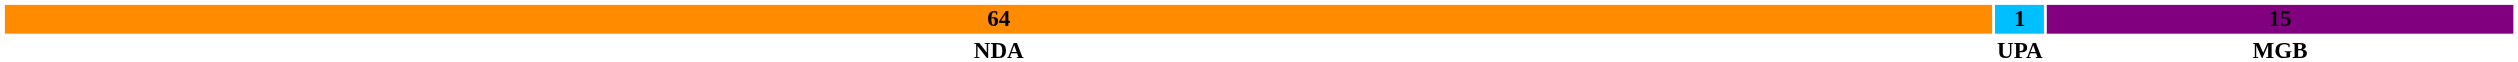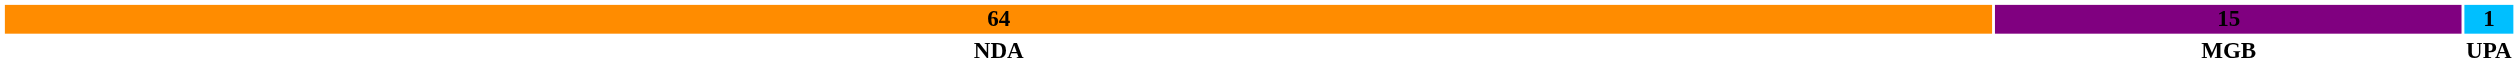columns swapped: (2280, 19) <-> (2020, 19)
